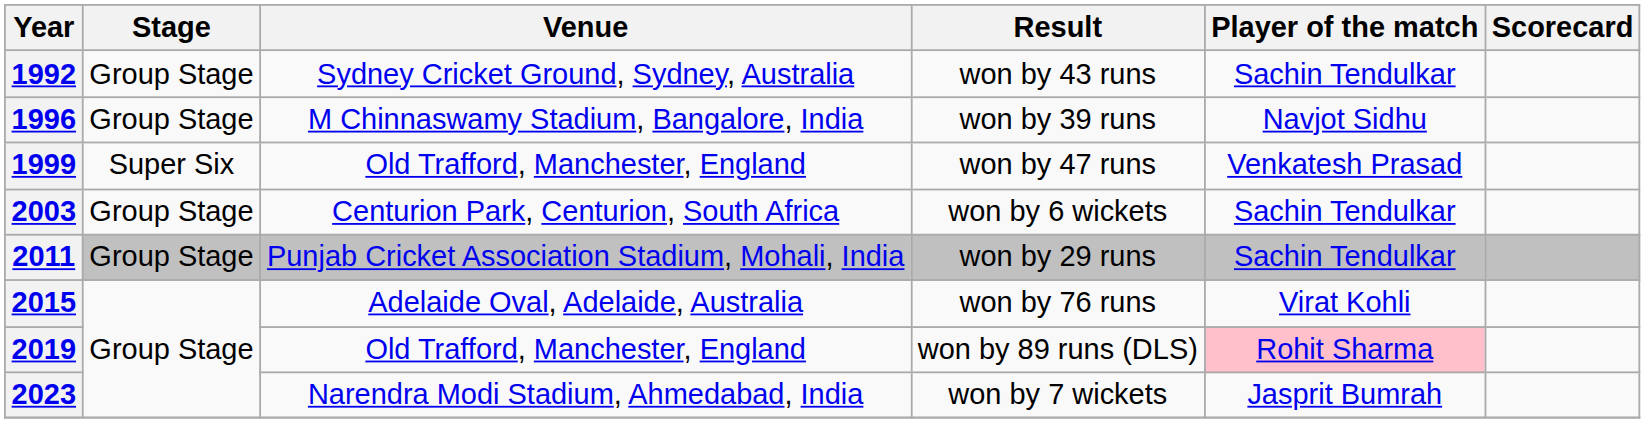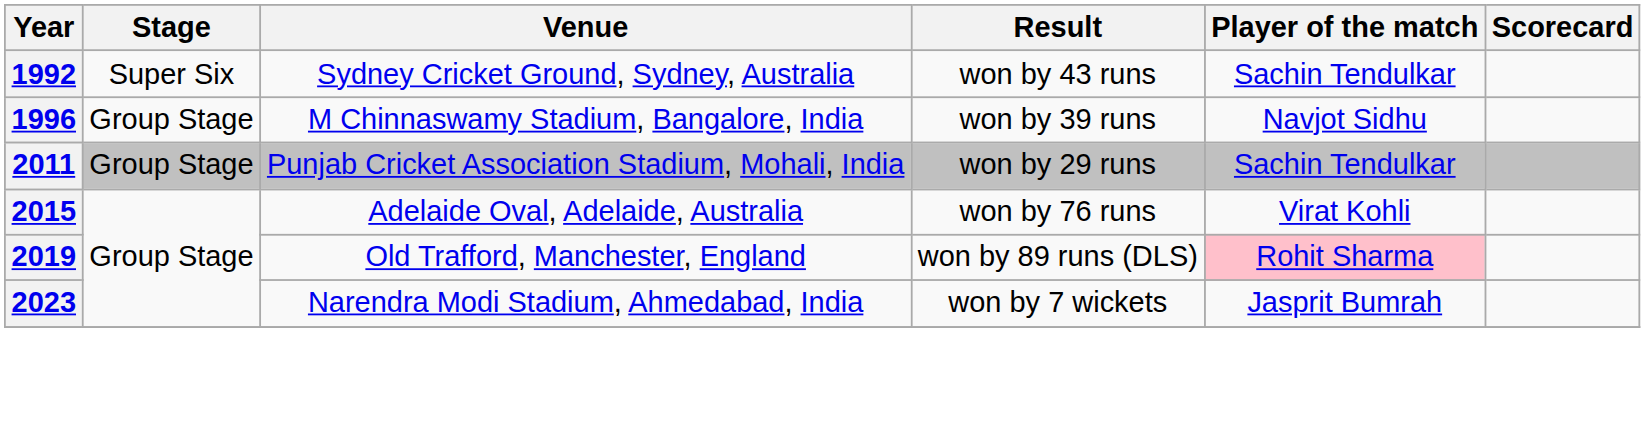(171, 73) Group Stage -> (171, 73) Super Six
- row: (44, 165)
- row: (44, 211)
